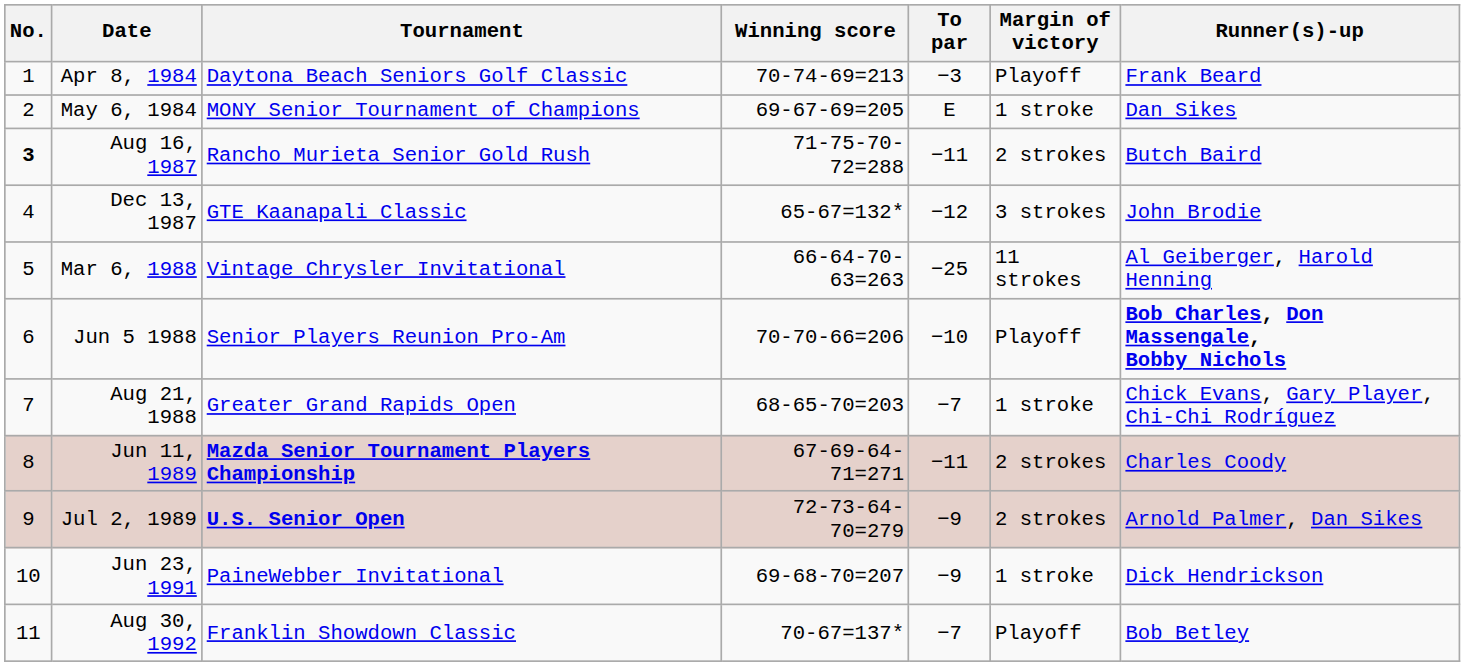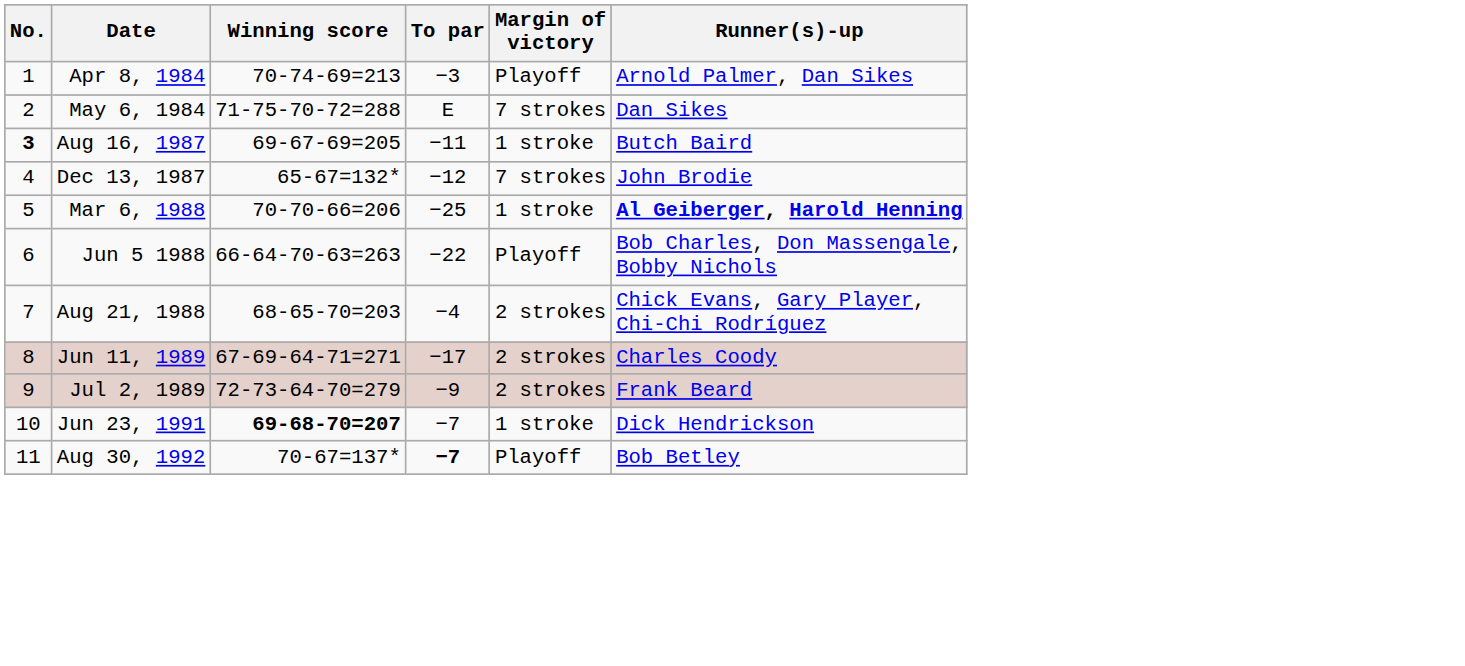- column: (462, 34)
(1193, 79) Frank Beard -> (765, 79) Arnold Palmer, Dan Sikes
(830, 112) 69-67-69=205 -> (308, 112) 71-75-70-72=288
(1044, 112) 1 stroke -> (551, 112) 7 strokes
(848, 157) 71-75-70-72=288 -> (327, 145) 69-67-69=205
(1051, 157) 2 strokes -> (544, 145) 1 stroke
(1051, 213) 3 strokes -> (551, 178) 7 strokes
(848, 270) 66-64-70-63=263 -> (327, 212) 70-70-66=206
(1038, 270) 11 strokes -> (544, 212) 1 stroke
(1249, 270) normal -> (789, 212) bold
(830, 339) 70-70-66=206 -> (308, 257) 66-64-70-63=263
(950, 339) −10 -> (448, 257) −22
(1224, 339) bold -> (789, 257) normal
(950, 407) −7 -> (448, 313) −4
(1044, 407) 1 stroke -> (551, 313) 2 strokes
(950, 464) −11 -> (448, 358) −17
(1274, 520) Arnold Palmer, Dan Sikes -> (684, 392) Frank Beard
(830, 577) normal -> (327, 425) bold
(950, 577) −9 -> (448, 425) −7
(950, 634) normal -> (448, 458) bold
